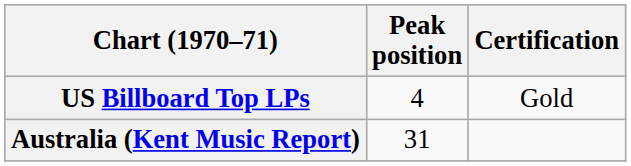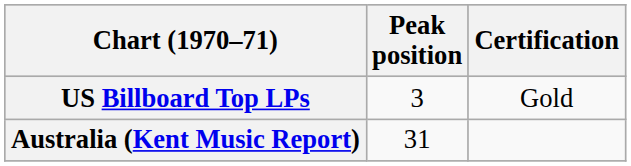(417, 97) 4 -> (417, 97) 3
